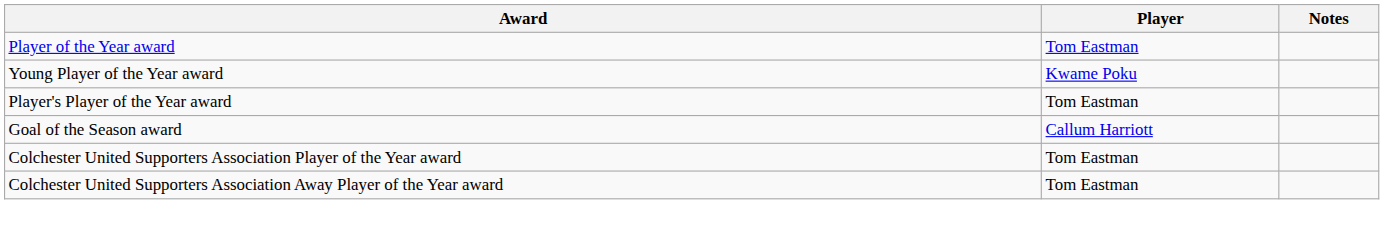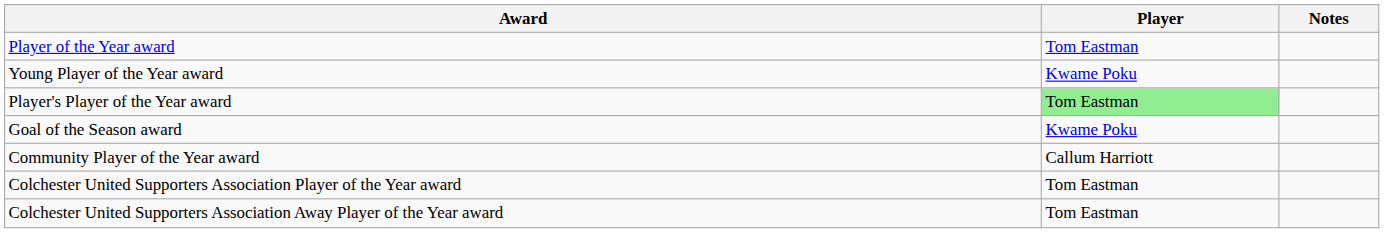(1092, 102) no background -> (1092, 102) lightgreen background
(1099, 129) Callum Harriott -> (1091, 129) Kwame Poku
+ row: (134, 157)
